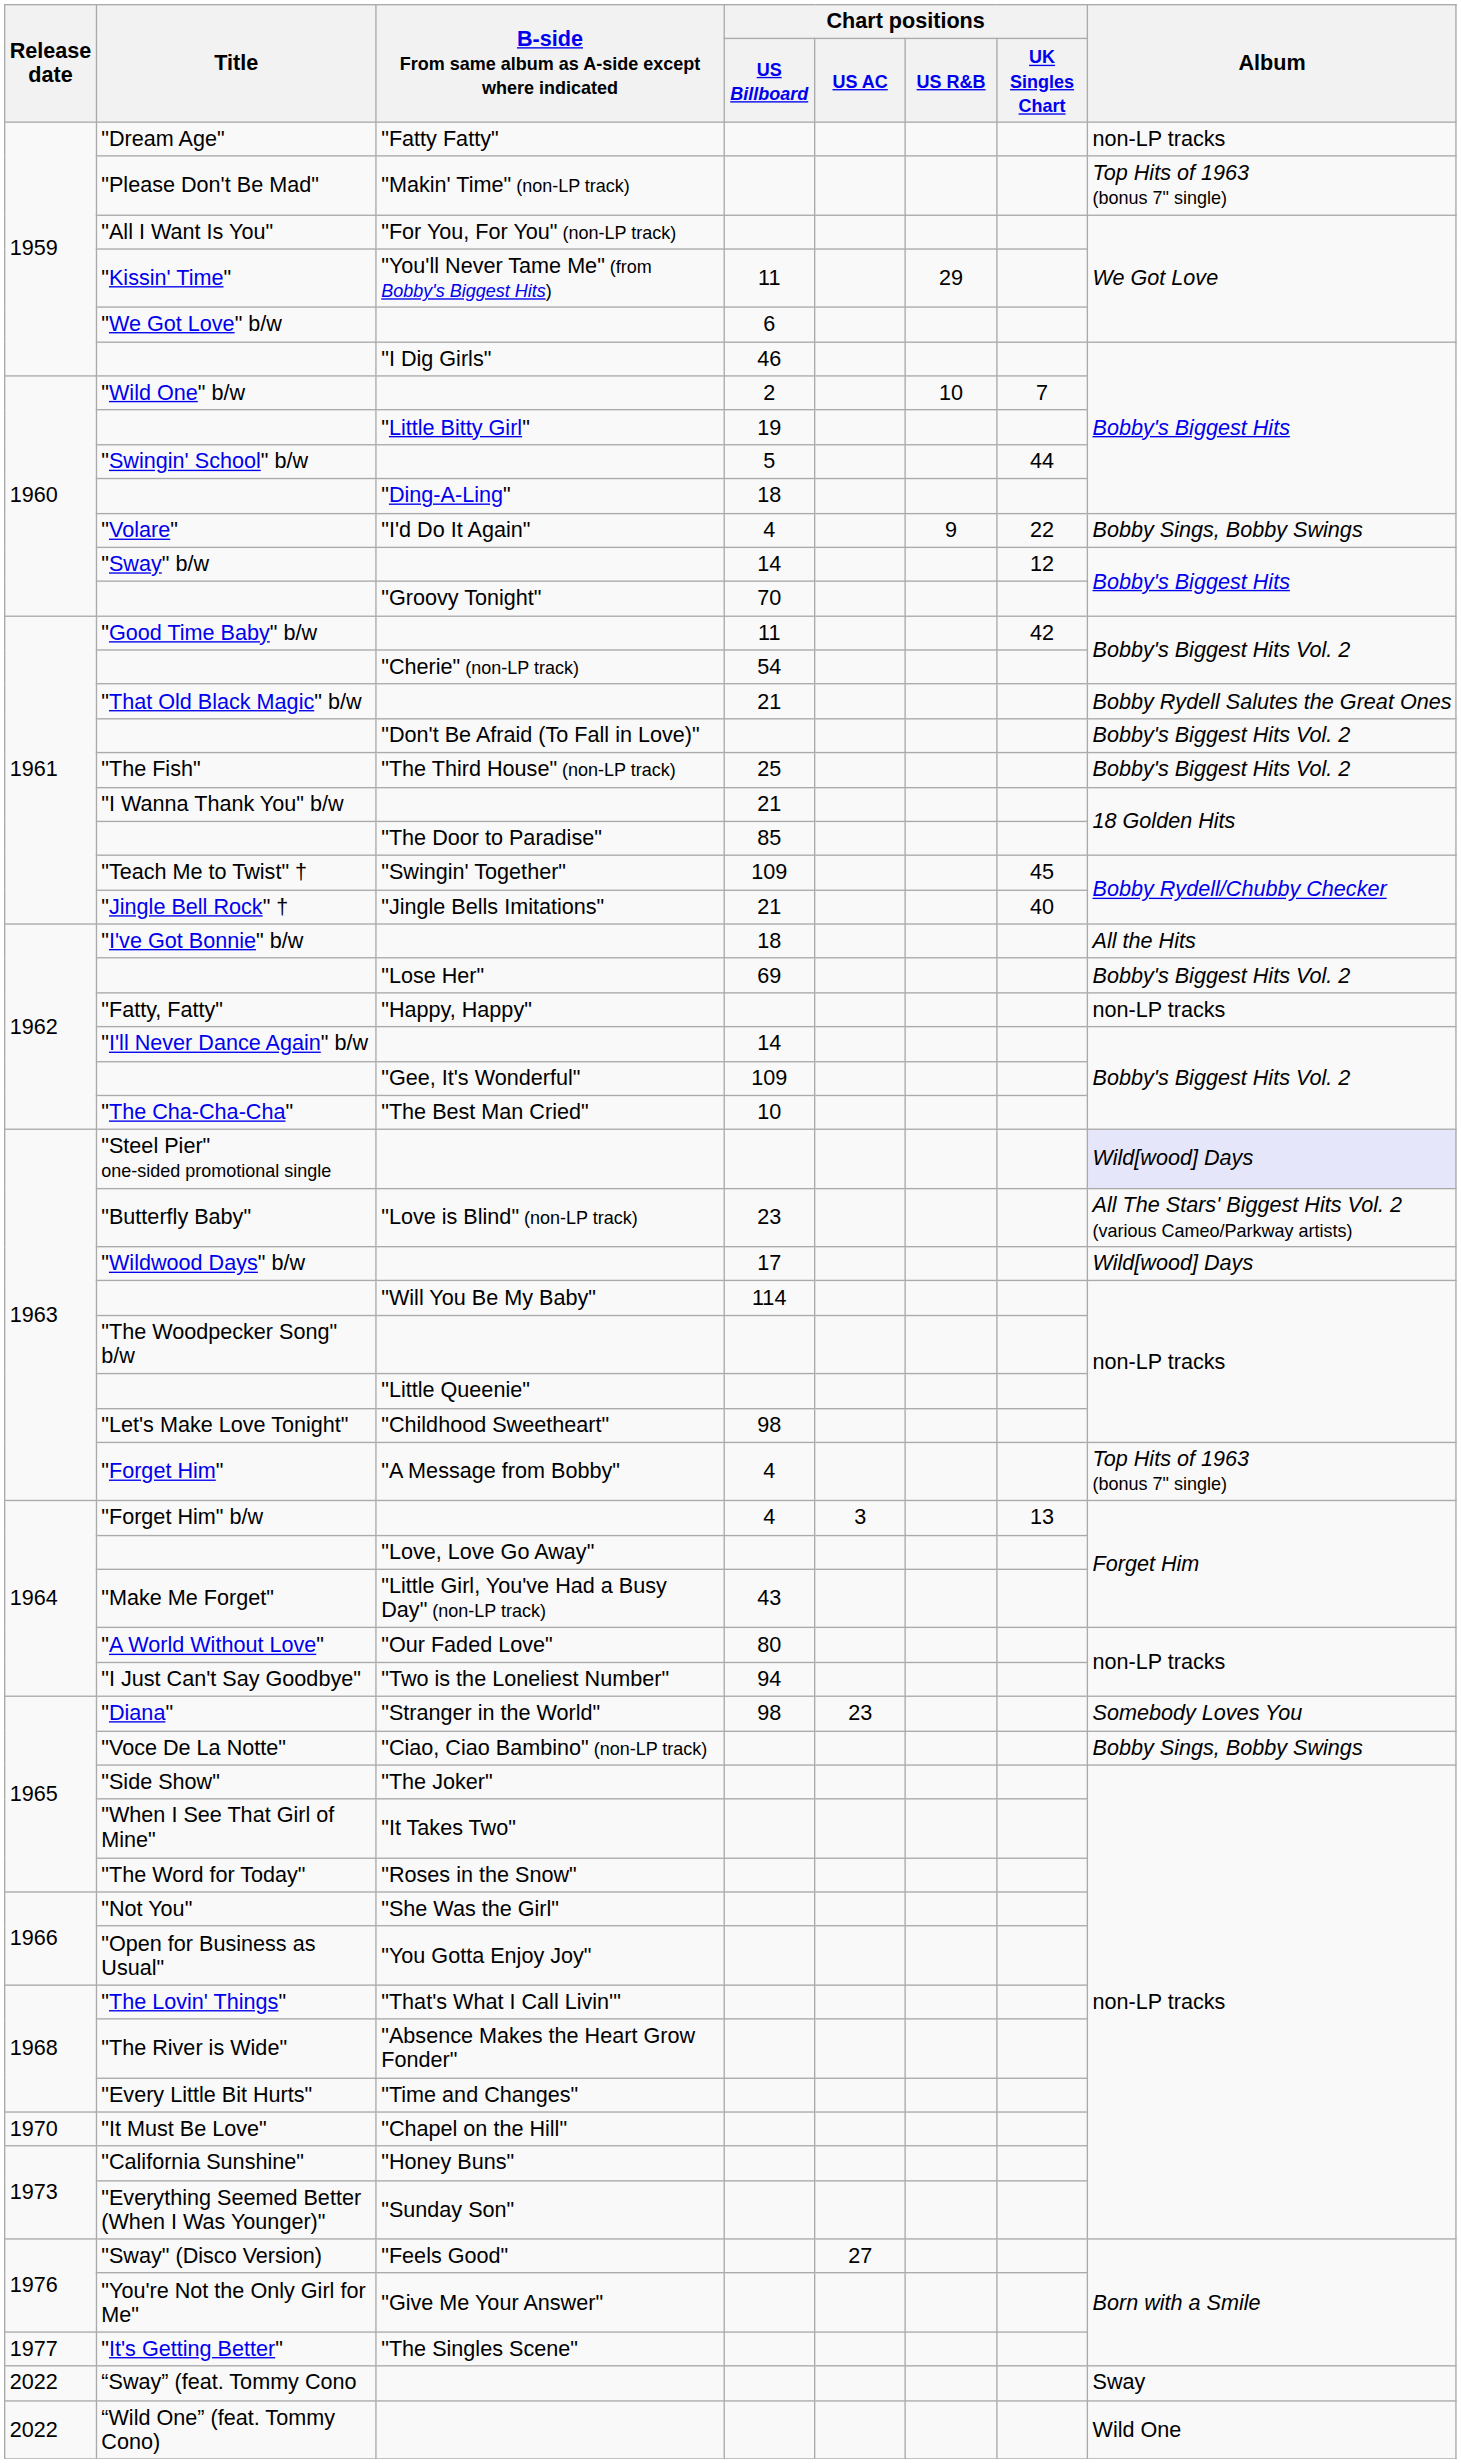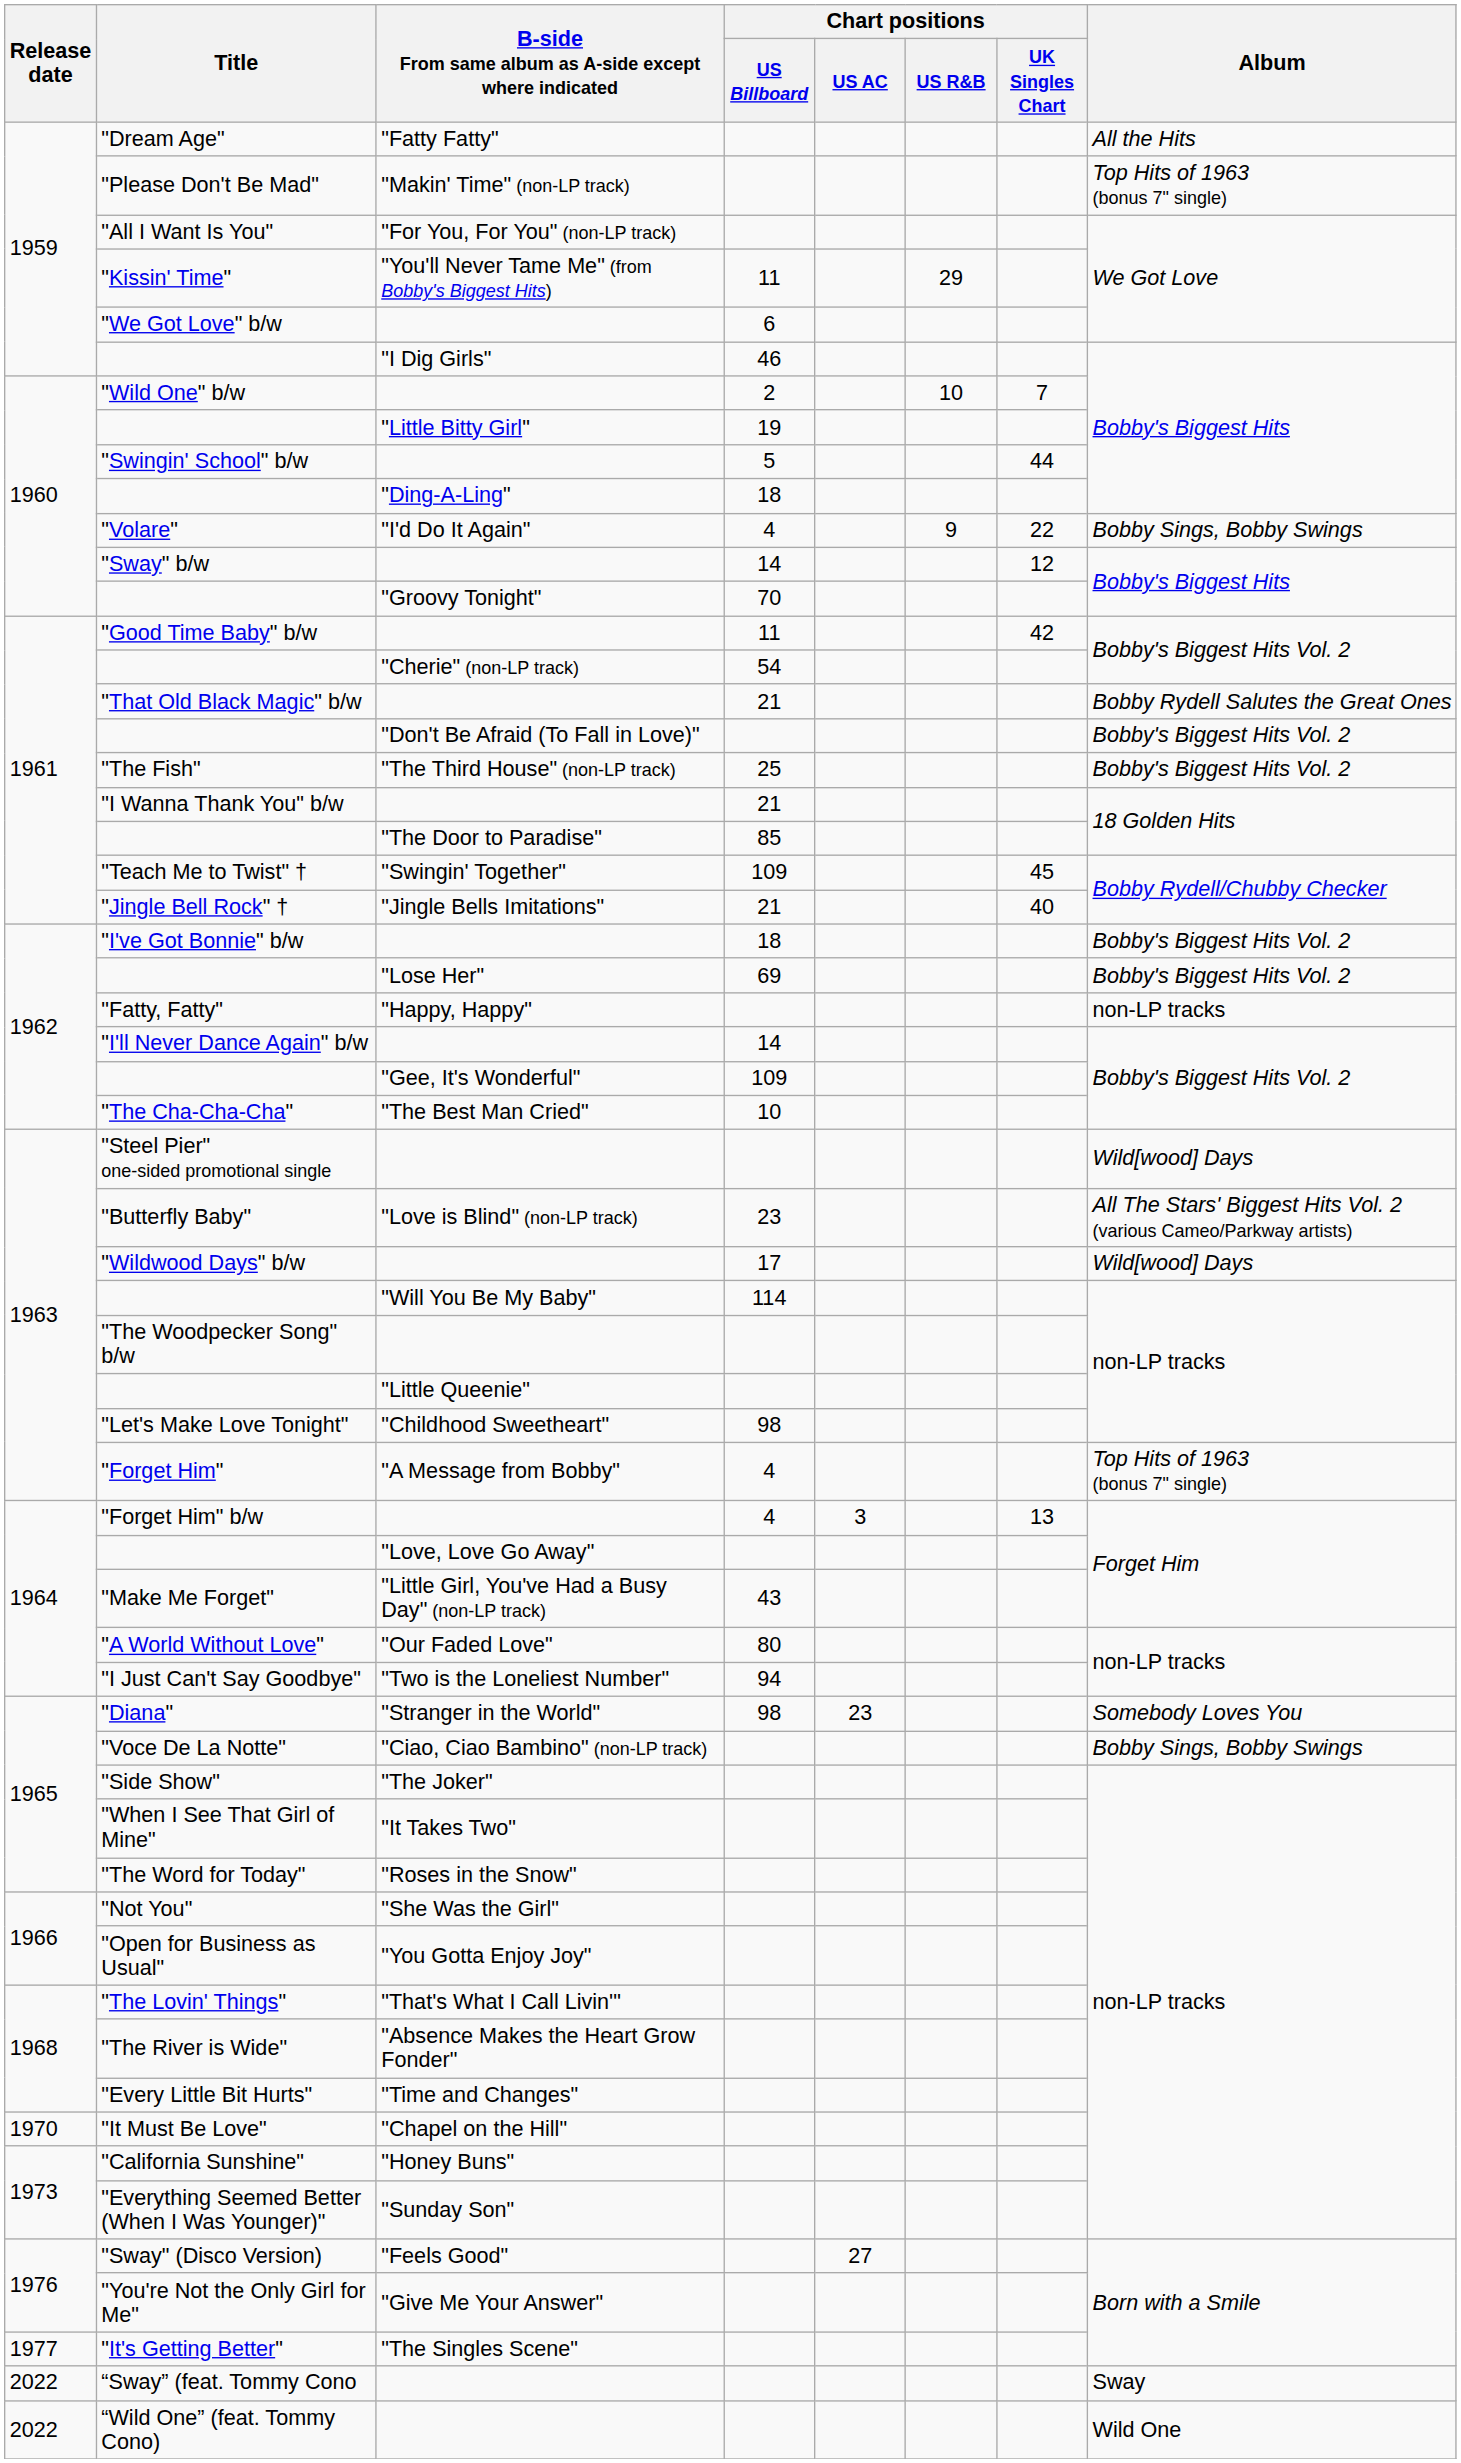(1159, 138) non-LP tracks -> (1144, 138) All the Hits
(1144, 940) All the Hits -> (1221, 940) Bobby's Biggest Hits Vol. 2
(1173, 1158) lavender background -> (1173, 1158) no background
